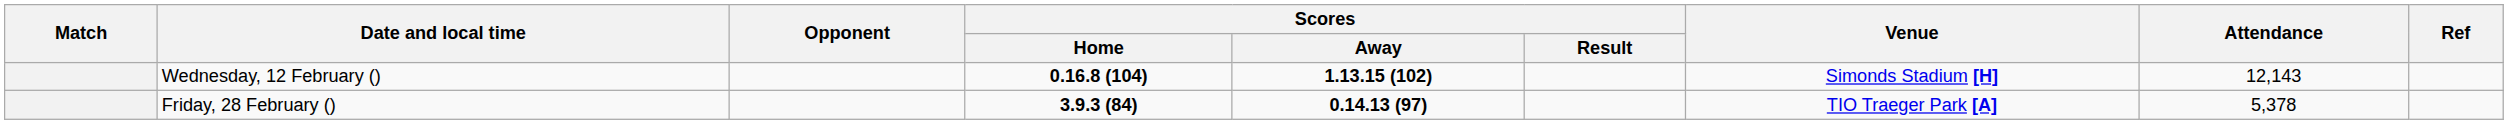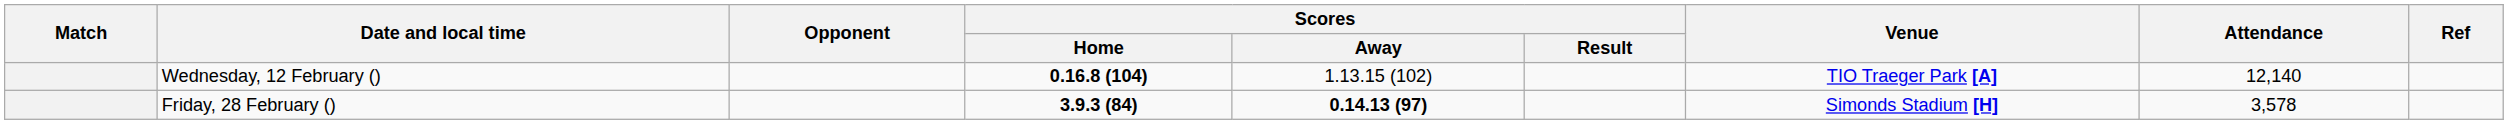(1378, 77) bold -> (1378, 77) normal
(1912, 77) Simonds Stadium [H] -> (1912, 77) TIO Traeger Park [A]
(2274, 77) 12,143 -> (2274, 77) 12,140
(1912, 105) TIO Traeger Park [A] -> (1912, 105) Simonds Stadium [H]
(2274, 105) 5,378 -> (2274, 105) 3,578
